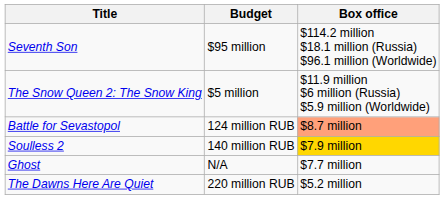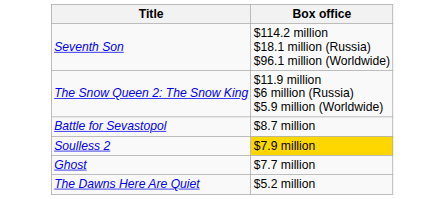- column: (251, 14)
(331, 126) lightsalmon background -> (285, 126) no background
